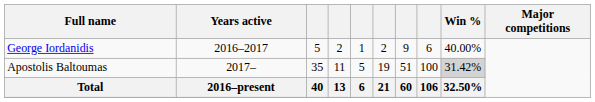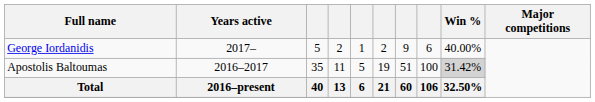(241, 48) 2016–2017 -> (241, 48) 2017–
(241, 68) 2017– -> (241, 68) 2016–2017
